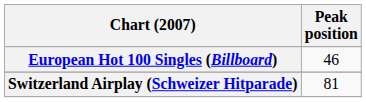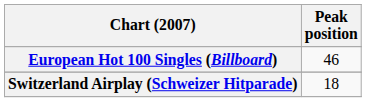(331, 84) 81 -> (331, 84) 18
